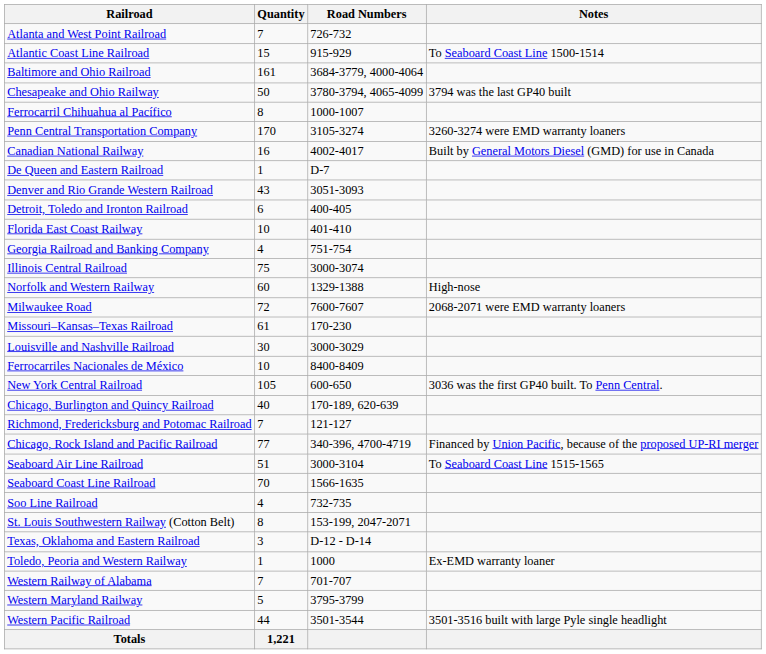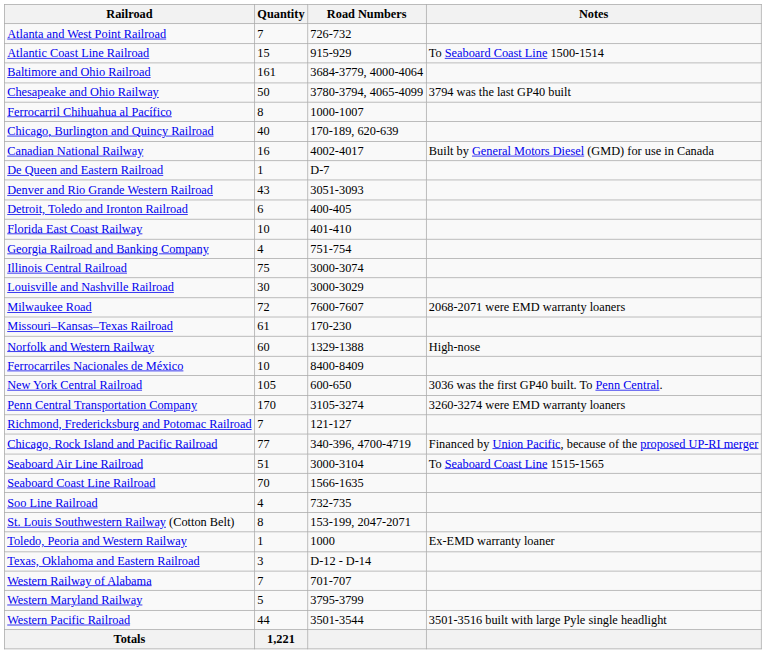rows swapped: (110, 405) <-> (102, 131)
rows swapped: (91, 346) <-> (81, 287)
rows swapped: (103, 541) <-> (97, 561)
